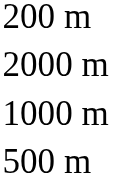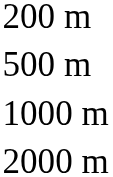rows swapped: (47, 161) <-> (56, 64)
